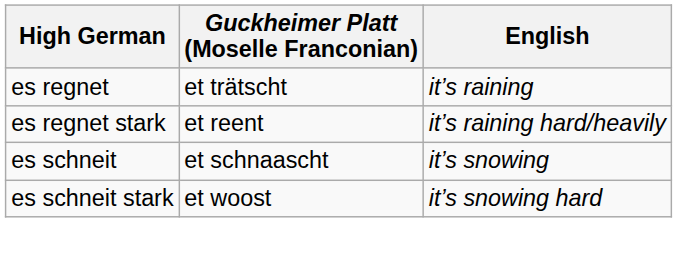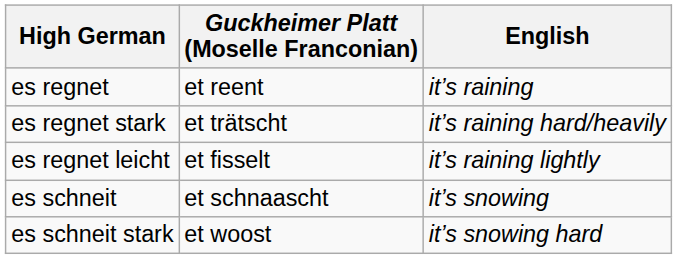(236, 86) et trätscht -> (224, 86) et reent
(224, 123) et reent -> (236, 123) et trätscht
+ row: (91, 160)
